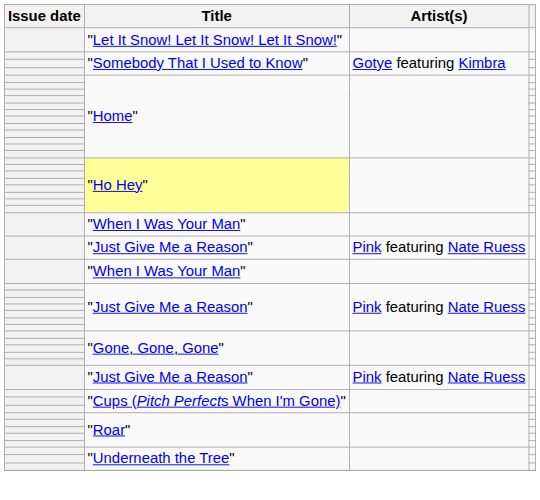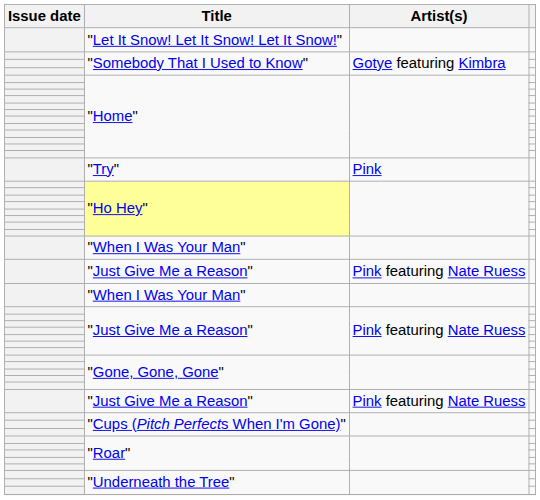+ row: (103, 169)
